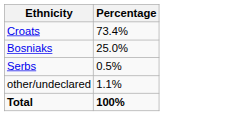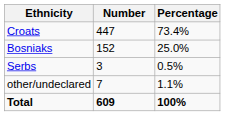+ column: (124, 13)
